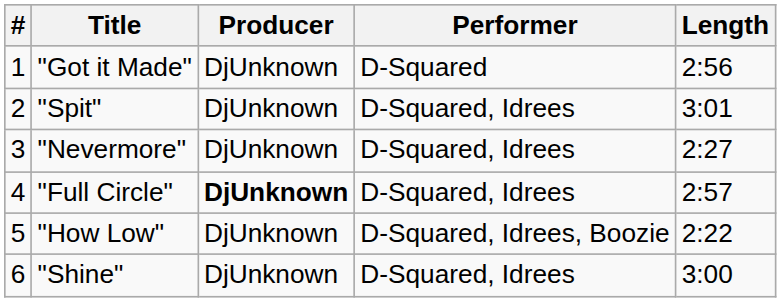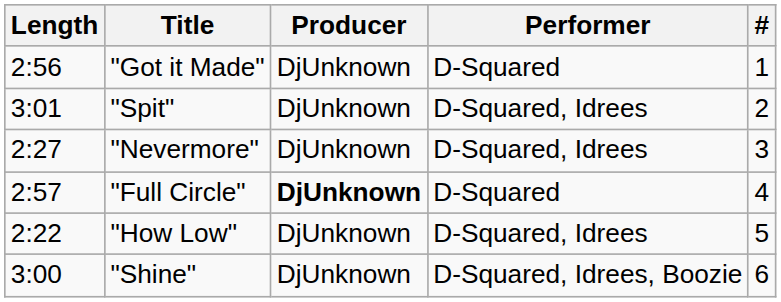columns swapped: (18, 25) <-> (725, 25)
(468, 191) D-Squared, Idrees -> (497, 191) D-Squared
(515, 233) D-Squared, Idrees, Boozie -> (540, 233) D-Squared, Idrees
(468, 274) D-Squared, Idrees -> (588, 274) D-Squared, Idrees, Boozie
